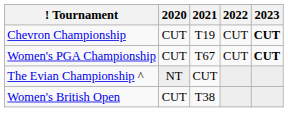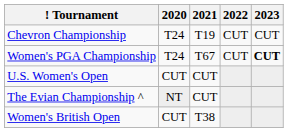(174, 35) CUT -> (174, 35) T24
(267, 35) bold -> (267, 35) normal
(174, 56) CUT -> (174, 56) T24
+ row: (58, 76)
